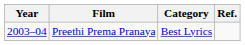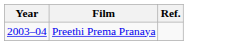- column: (186, 13)
